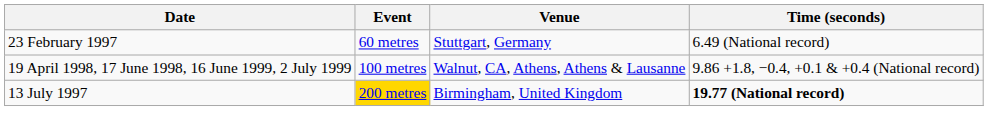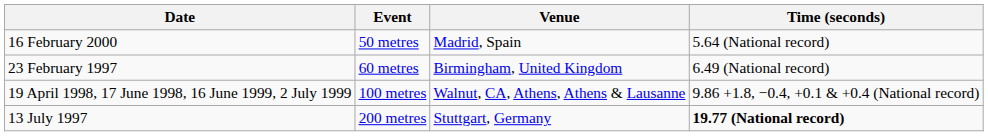+ row: (63, 42)
(492, 42) Stuttgart, Germany -> (528, 67) Birmingham, United Kingdom
(393, 93) gold background -> (393, 118) no background
(528, 93) Birmingham, United Kingdom -> (492, 118) Stuttgart, Germany
